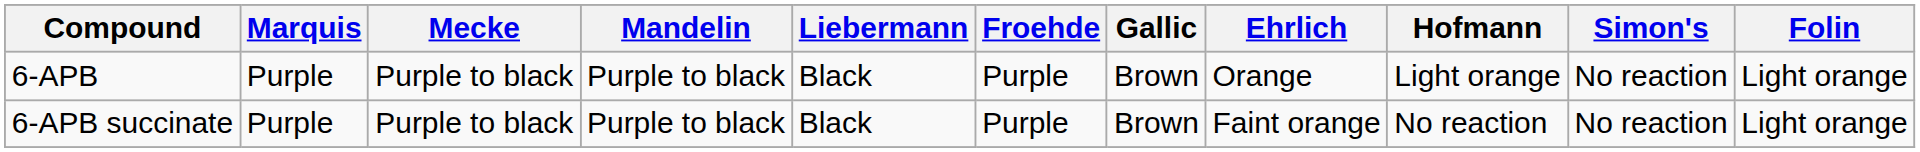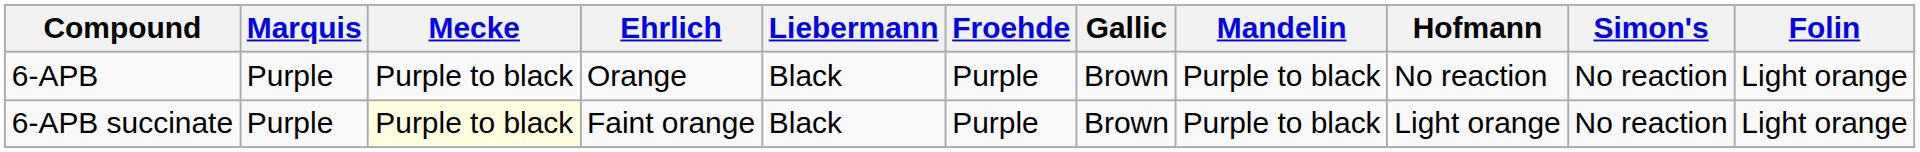columns swapped: (686, 28) <-> (1297, 28)
(1478, 75) Light orange -> (1471, 75) No reaction
(474, 123) no background -> (474, 123) lightyellow background
(1471, 123) No reaction -> (1478, 123) Light orange
